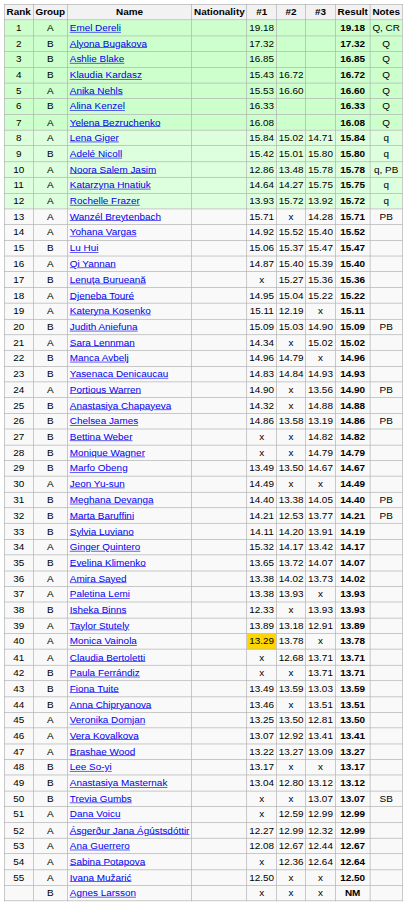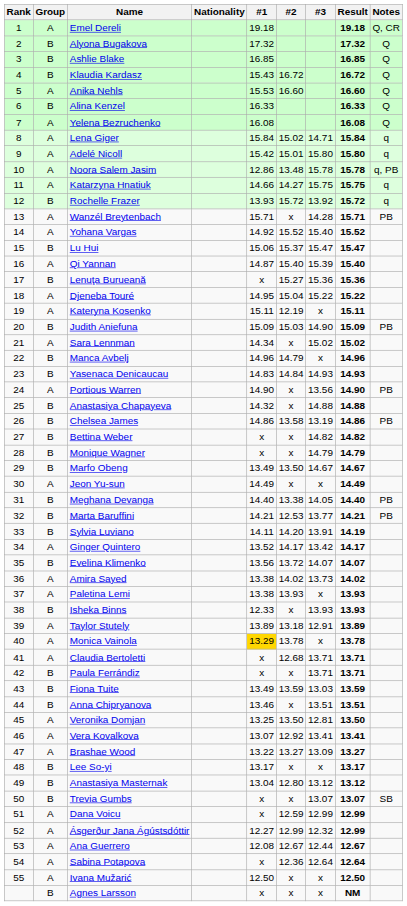(50, 153) B -> (50, 153) A
(262, 185) 14.64 -> (262, 185) 14.66
(50, 201) A -> (50, 201) B
(262, 547) 15.32 -> (262, 547) 13.52
(262, 563) 13.65 -> (262, 563) 13.56
